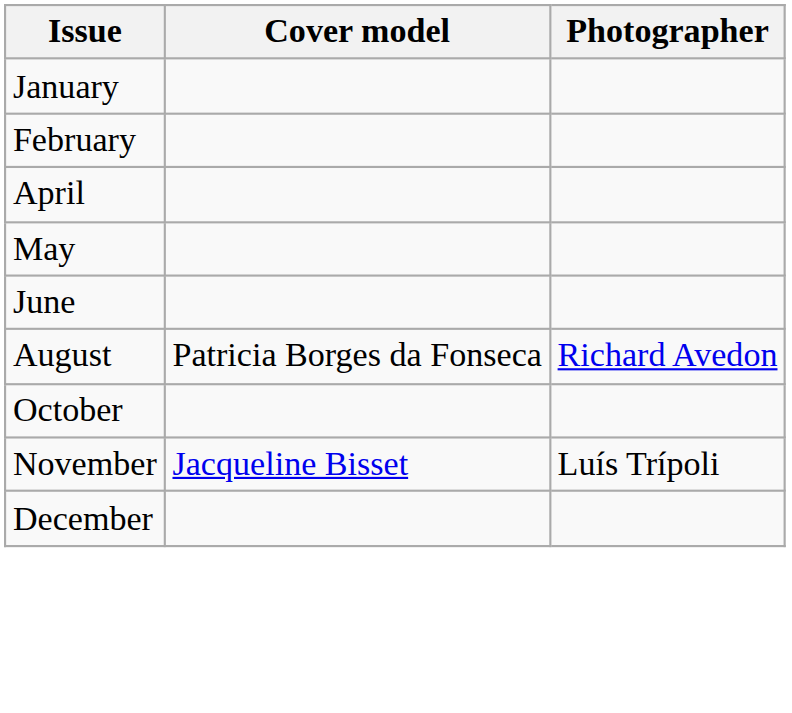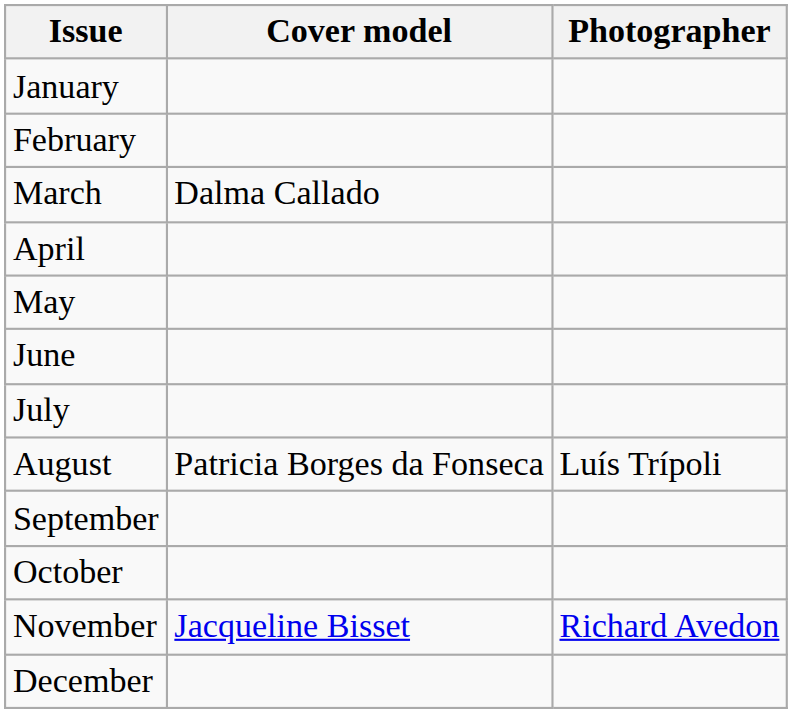+ row: (57, 193)
+ row: (41, 409)
(668, 355) Richard Avedon -> (640, 463) Luís Trípoli
+ row: (86, 517)
(639, 463) Luís Trípoli -> (669, 626) Richard Avedon
